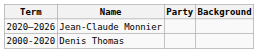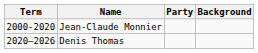(31, 26) 2020–2026 -> (31, 26) 2000-2020
(31, 41) 2000-2020 -> (31, 41) 2020–2026
